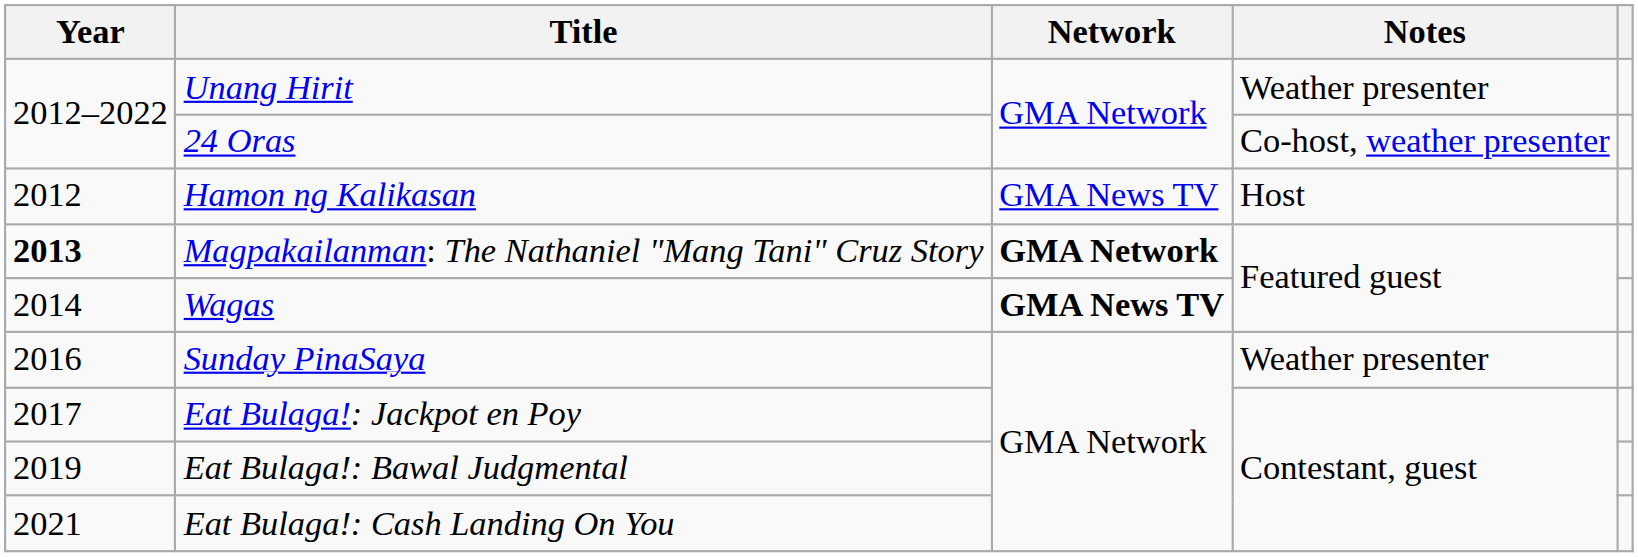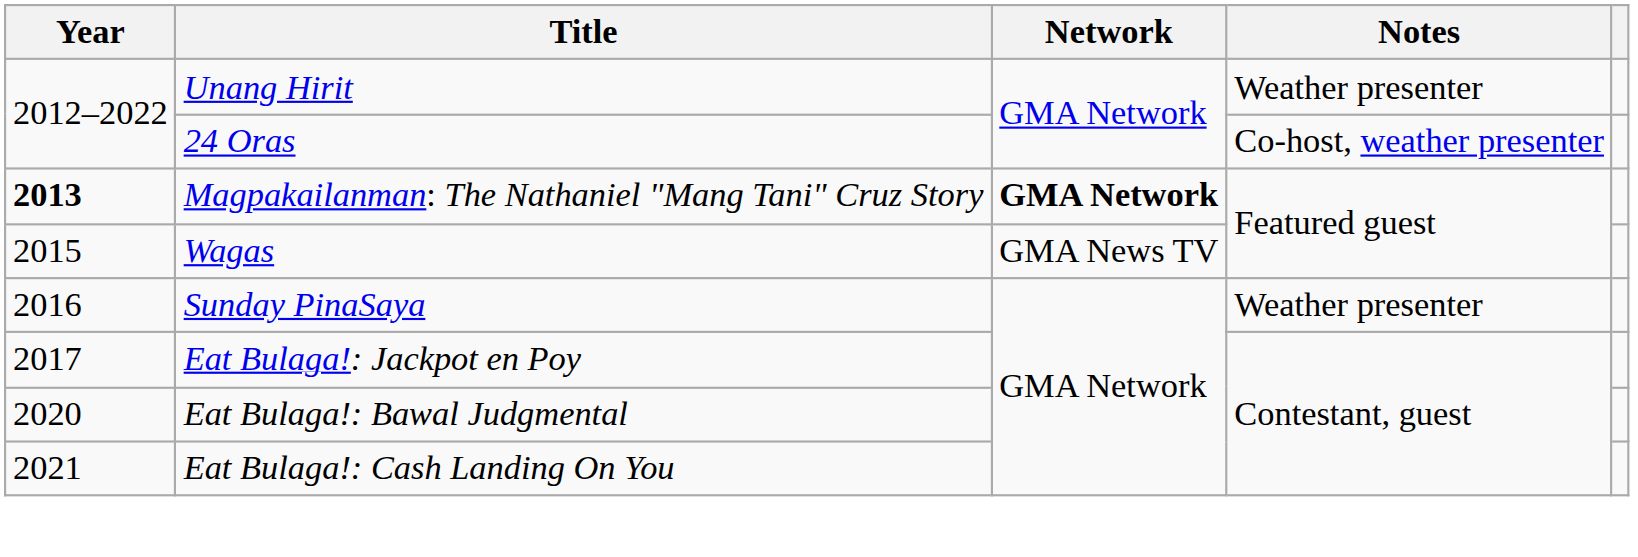- row: (330, 195)
(47, 304) 2014 -> (47, 250) 2015
(1112, 304) bold -> (1109, 250) normal
(47, 468) 2019 -> (47, 413) 2020
